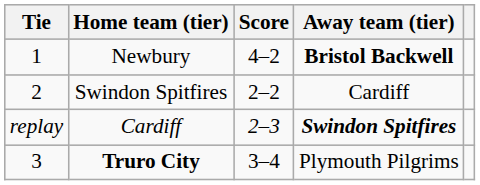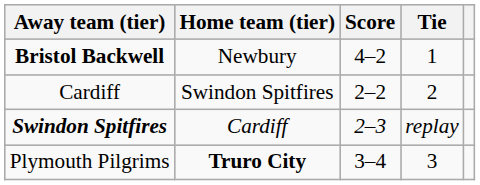columns swapped: (37, 21) <-> (379, 21)
